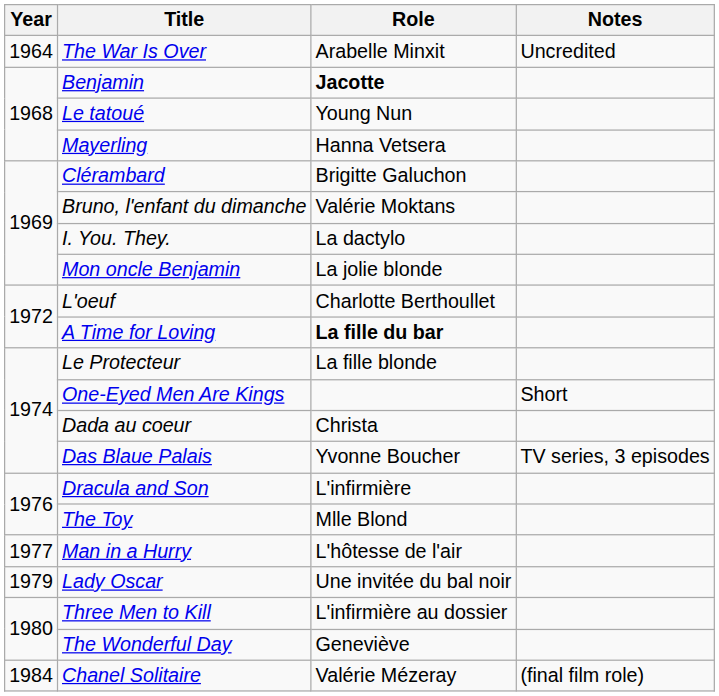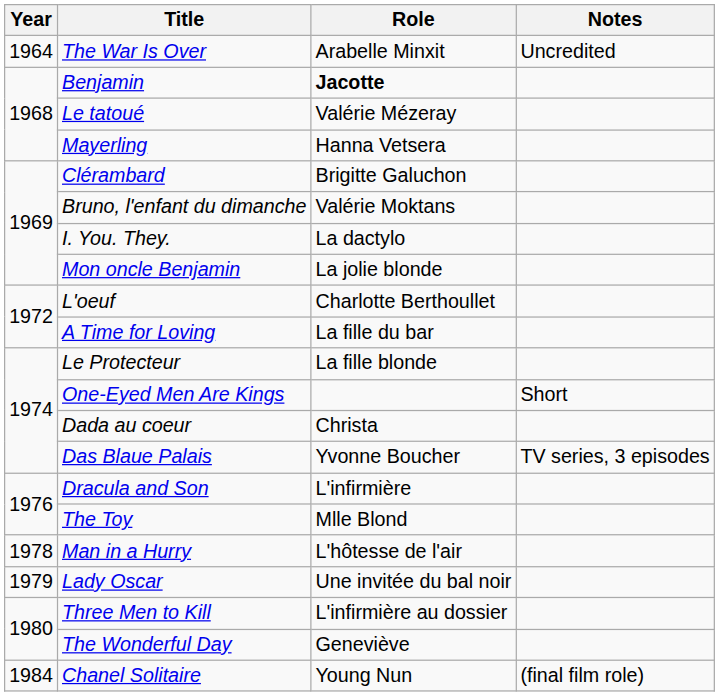(364, 113) Young Nun -> (386, 113) Valérie Mézeray
(380, 332) bold -> (375, 332) normal
(31, 550) 1977 -> (31, 550) 1978
(386, 675) Valérie Mézeray -> (364, 675) Young Nun
